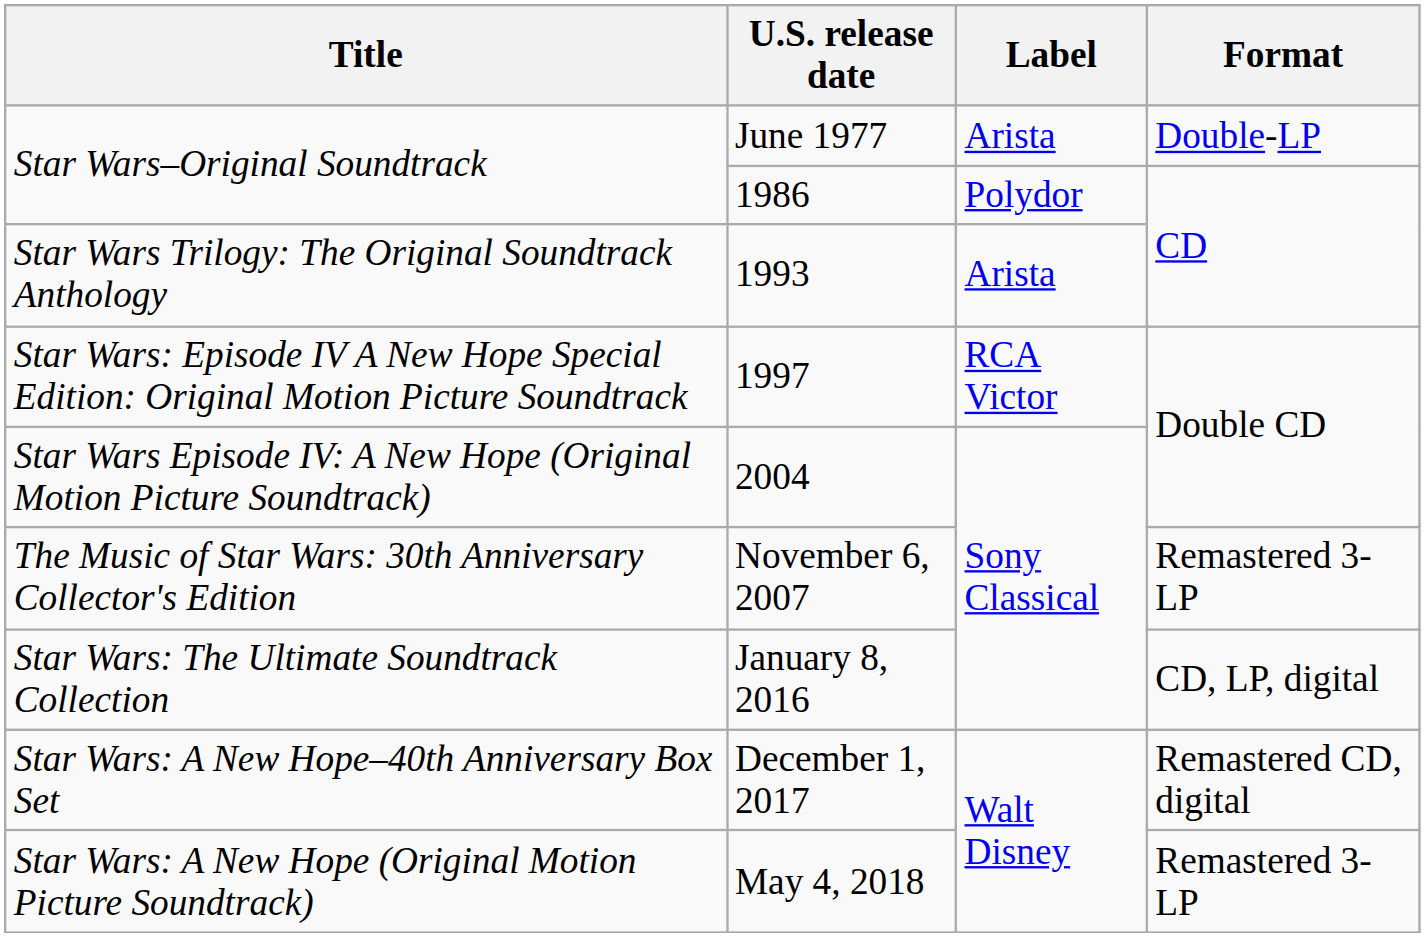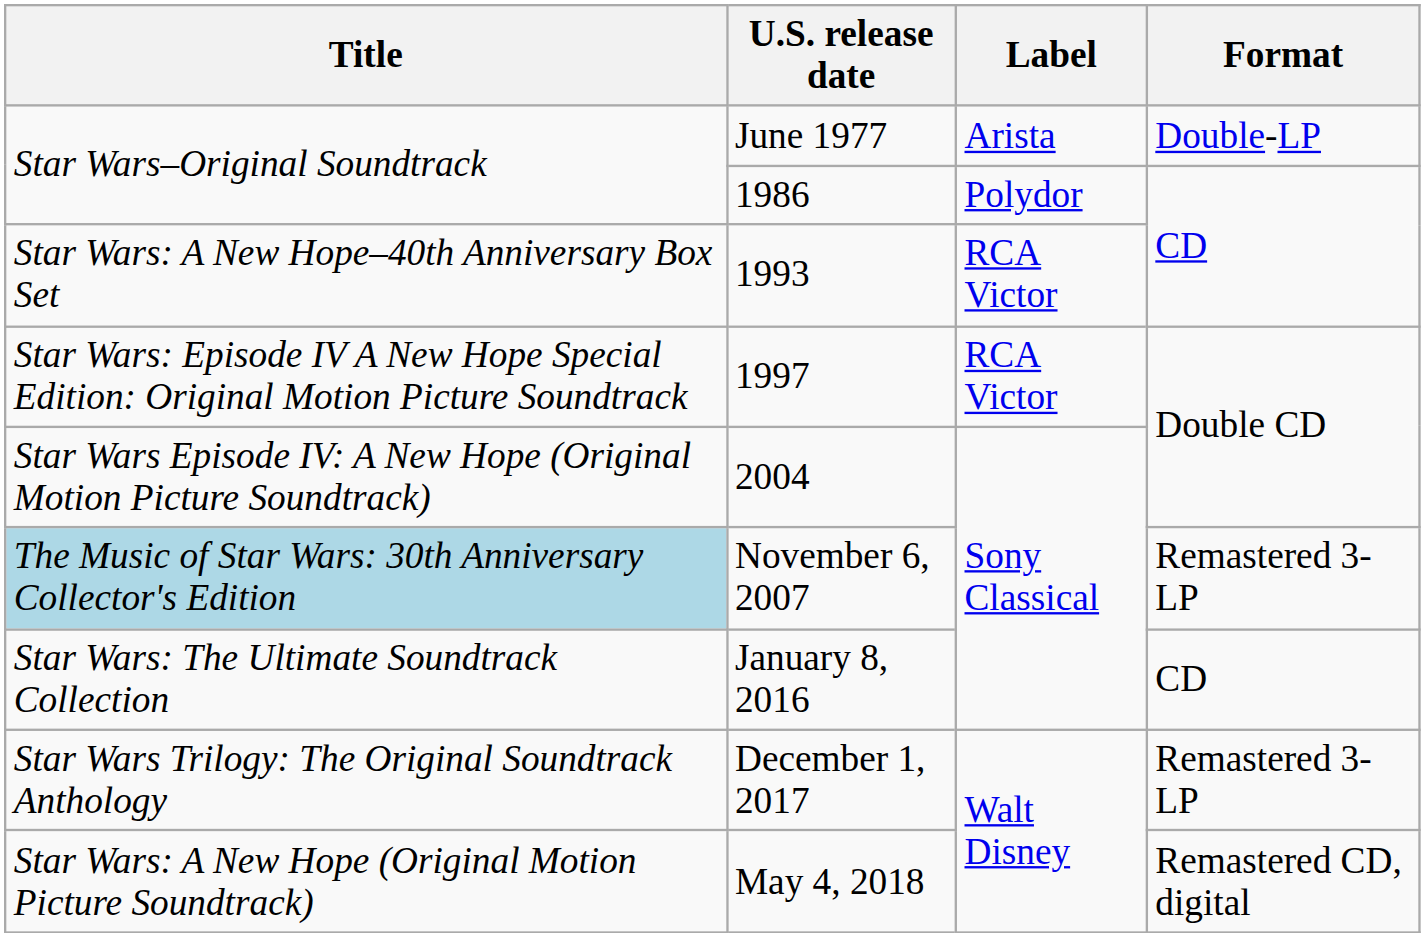(343, 274) Star Wars Trilogy: The Original Soundtrack Anthology -> (363, 274) Star Wars: A New Hope–40th Anniversary Box Set
(1010, 274) Arista -> (1011, 274) RCA Victor
(329, 577) no background -> (329, 577) lightblue background
(1267, 678) CD, LP, digital -> (1181, 678) CD
(363, 779) Star Wars: A New Hope–40th Anniversary Box Set -> (343, 779) Star Wars Trilogy: The Original Soundtrack Anthology
(1279, 779) Remastered CD, digital -> (1263, 779) Remastered 3-LP
(1263, 880) Remastered 3-LP -> (1279, 880) Remastered CD, digital
